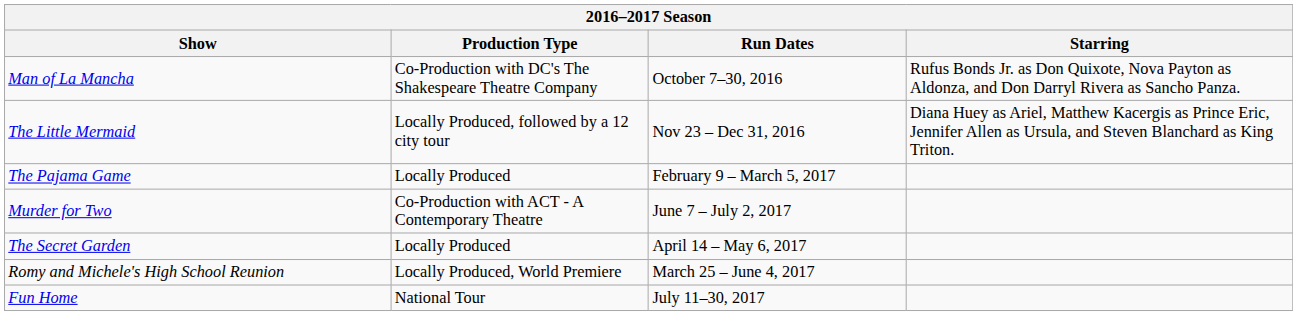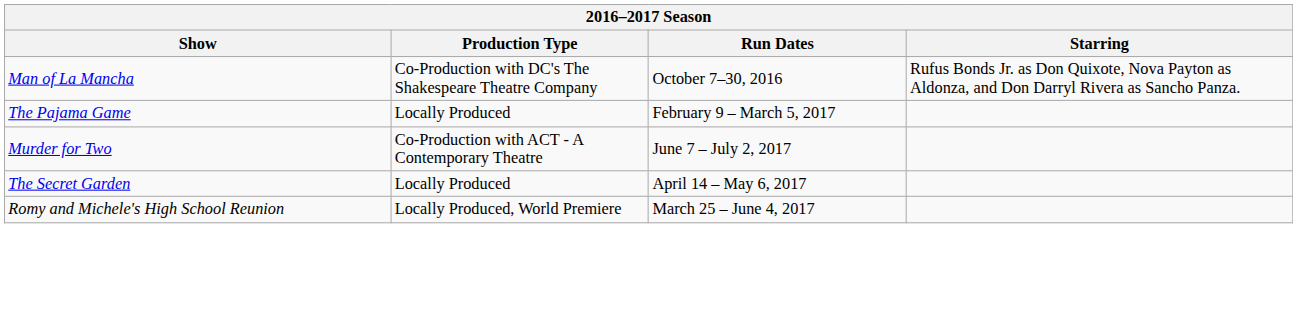- row: (72, 131)
- row: (43, 297)
